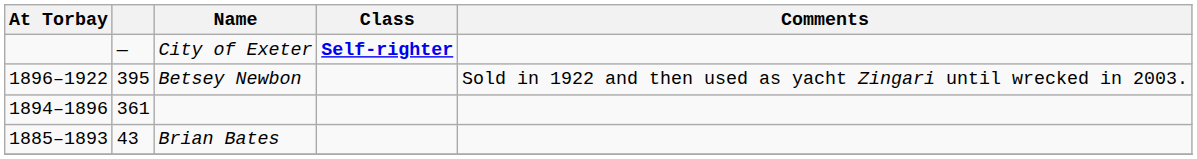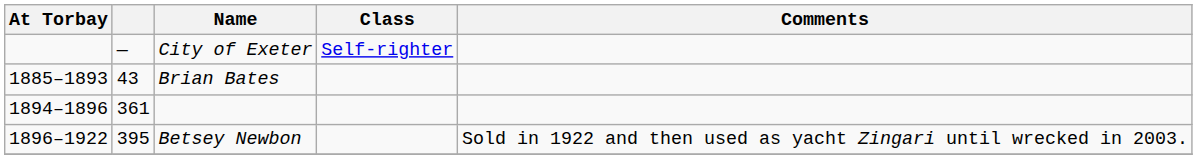(387, 50) bold -> (387, 50) normal
rows swapped: (59, 139) <-> (59, 79)
